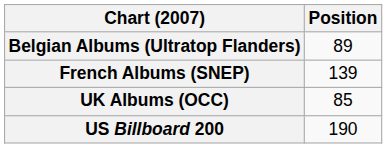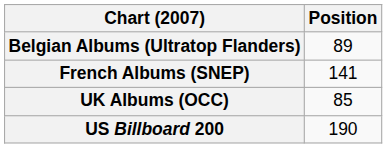(343, 73) 139 -> (343, 73) 141
